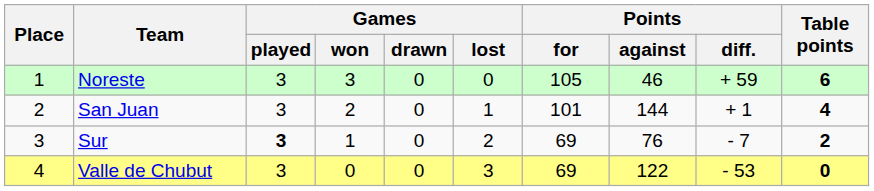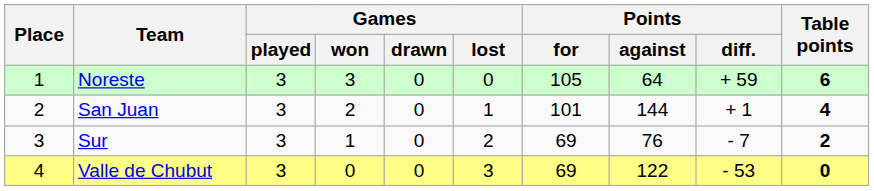(652, 79) 46 -> (652, 79) 64
(281, 140) bold -> (281, 140) normal
